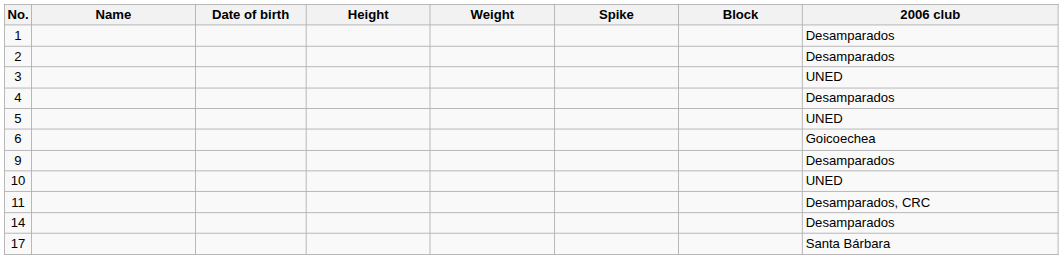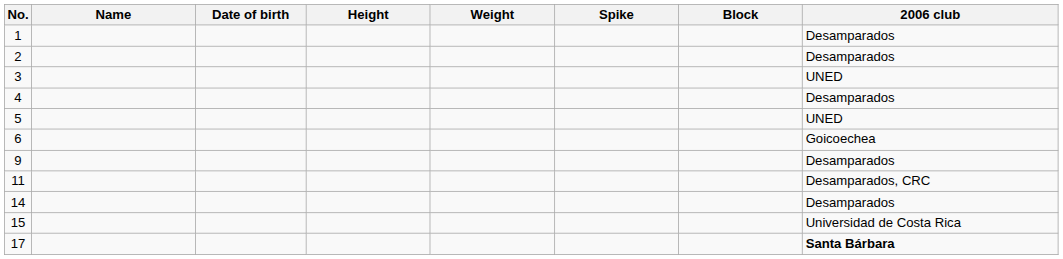- row: (18, 181)
+ row: (18, 222)
(848, 243) normal -> (850, 243) bold
